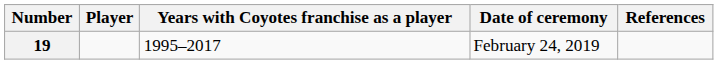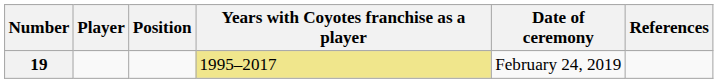+ column: (162, 27)
(182, 45) no background -> (238, 64) khaki background
